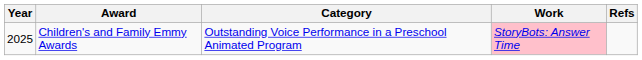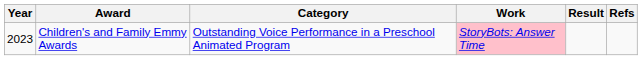+ column: (586, 13)
(20, 38) 2025 -> (20, 38) 2023
